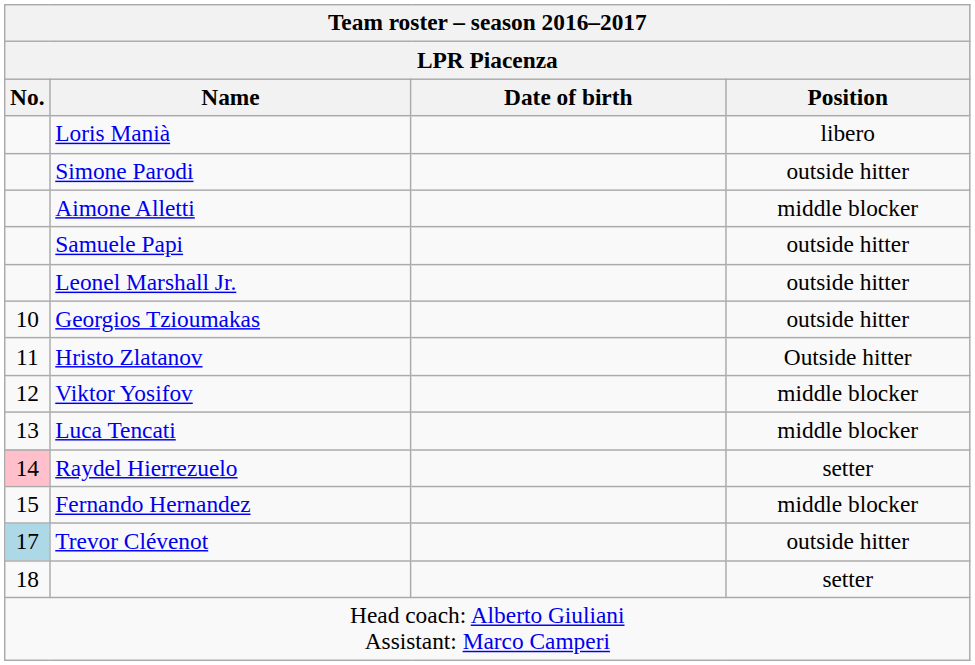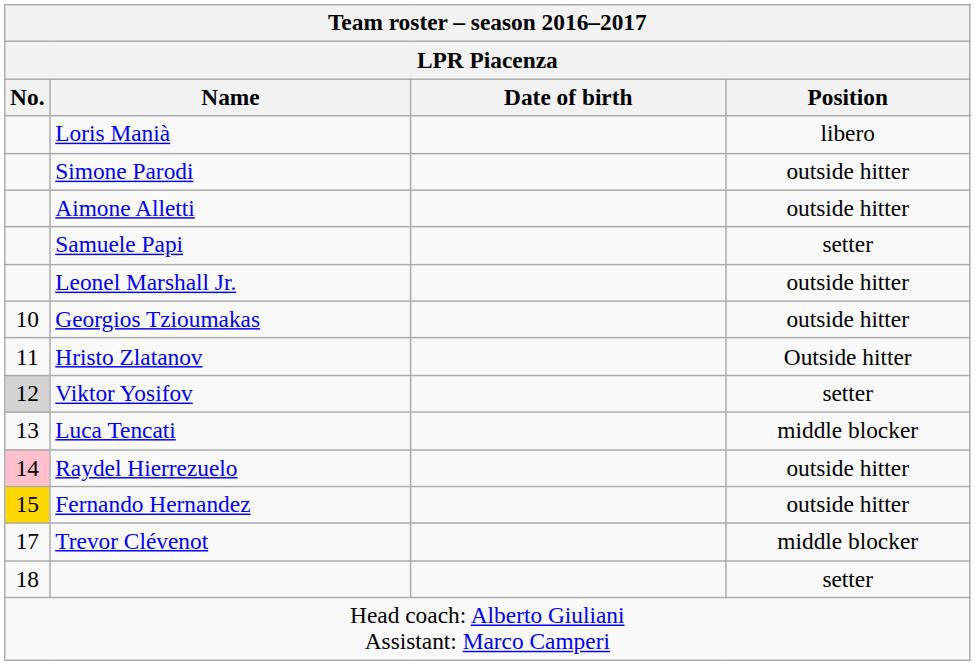(848, 208) middle blocker -> (848, 208) outside hitter
(848, 245) outside hitter -> (848, 245) setter
(27, 393) no background -> (27, 393) lightgrey background
(848, 393) middle blocker -> (848, 393) setter
(848, 467) setter -> (848, 467) outside hitter
(27, 504) no background -> (27, 504) gold background
(848, 504) middle blocker -> (848, 504) outside hitter
(27, 541) lightblue background -> (27, 541) no background
(848, 541) outside hitter -> (848, 541) middle blocker
